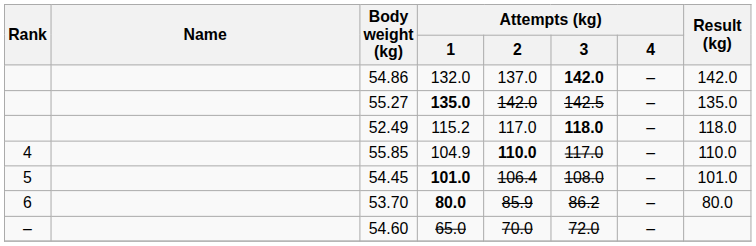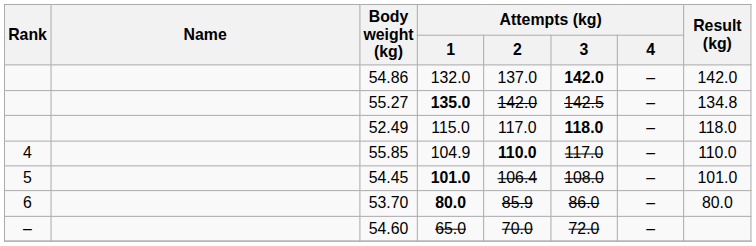(717, 102) 135.0 -> (717, 102) 134.8
(451, 128) 115.2 -> (451, 128) 115.0
(584, 203) 86.2 -> (584, 203) 86.0
